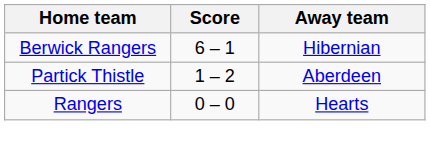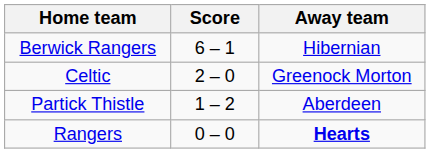+ row: (88, 76)
(342, 104) normal -> (342, 133) bold
